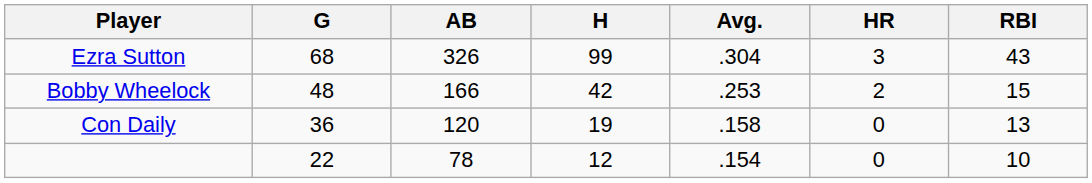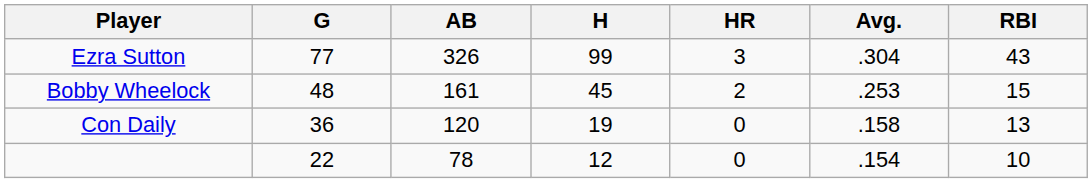columns swapped: (740, 21) <-> (879, 21)
(322, 56) 68 -> (322, 56) 77
(461, 90) 166 -> (461, 90) 161
(600, 90) 42 -> (600, 90) 45
